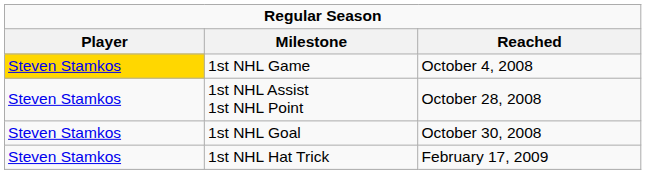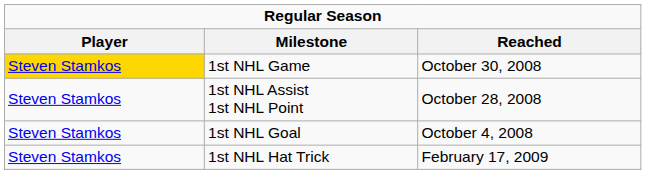(477, 66) October 4, 2008 -> (482, 66) October 30, 2008
(482, 132) October 30, 2008 -> (477, 132) October 4, 2008
